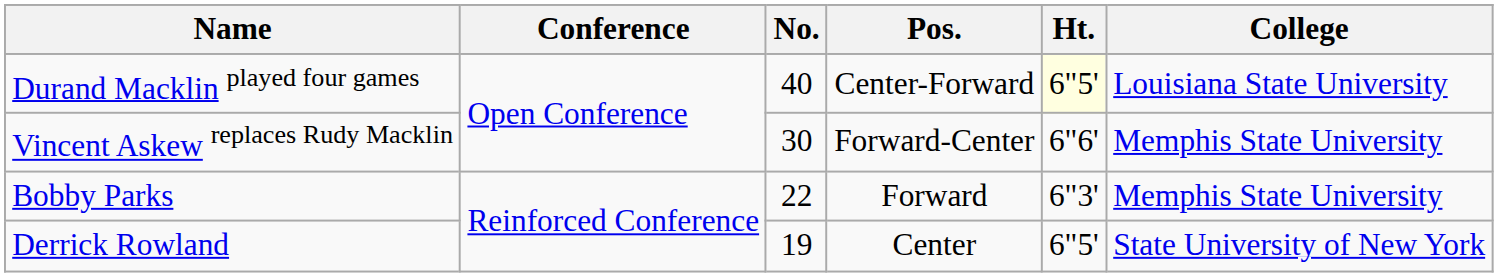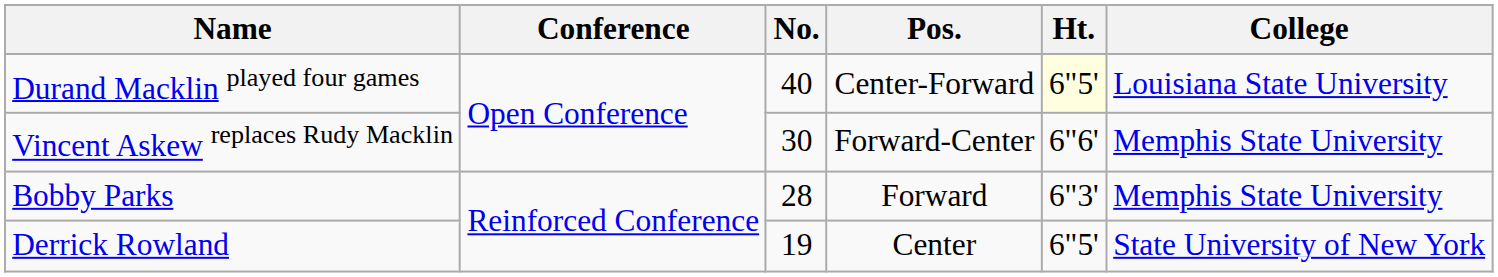(797, 195) 22 -> (797, 195) 28
